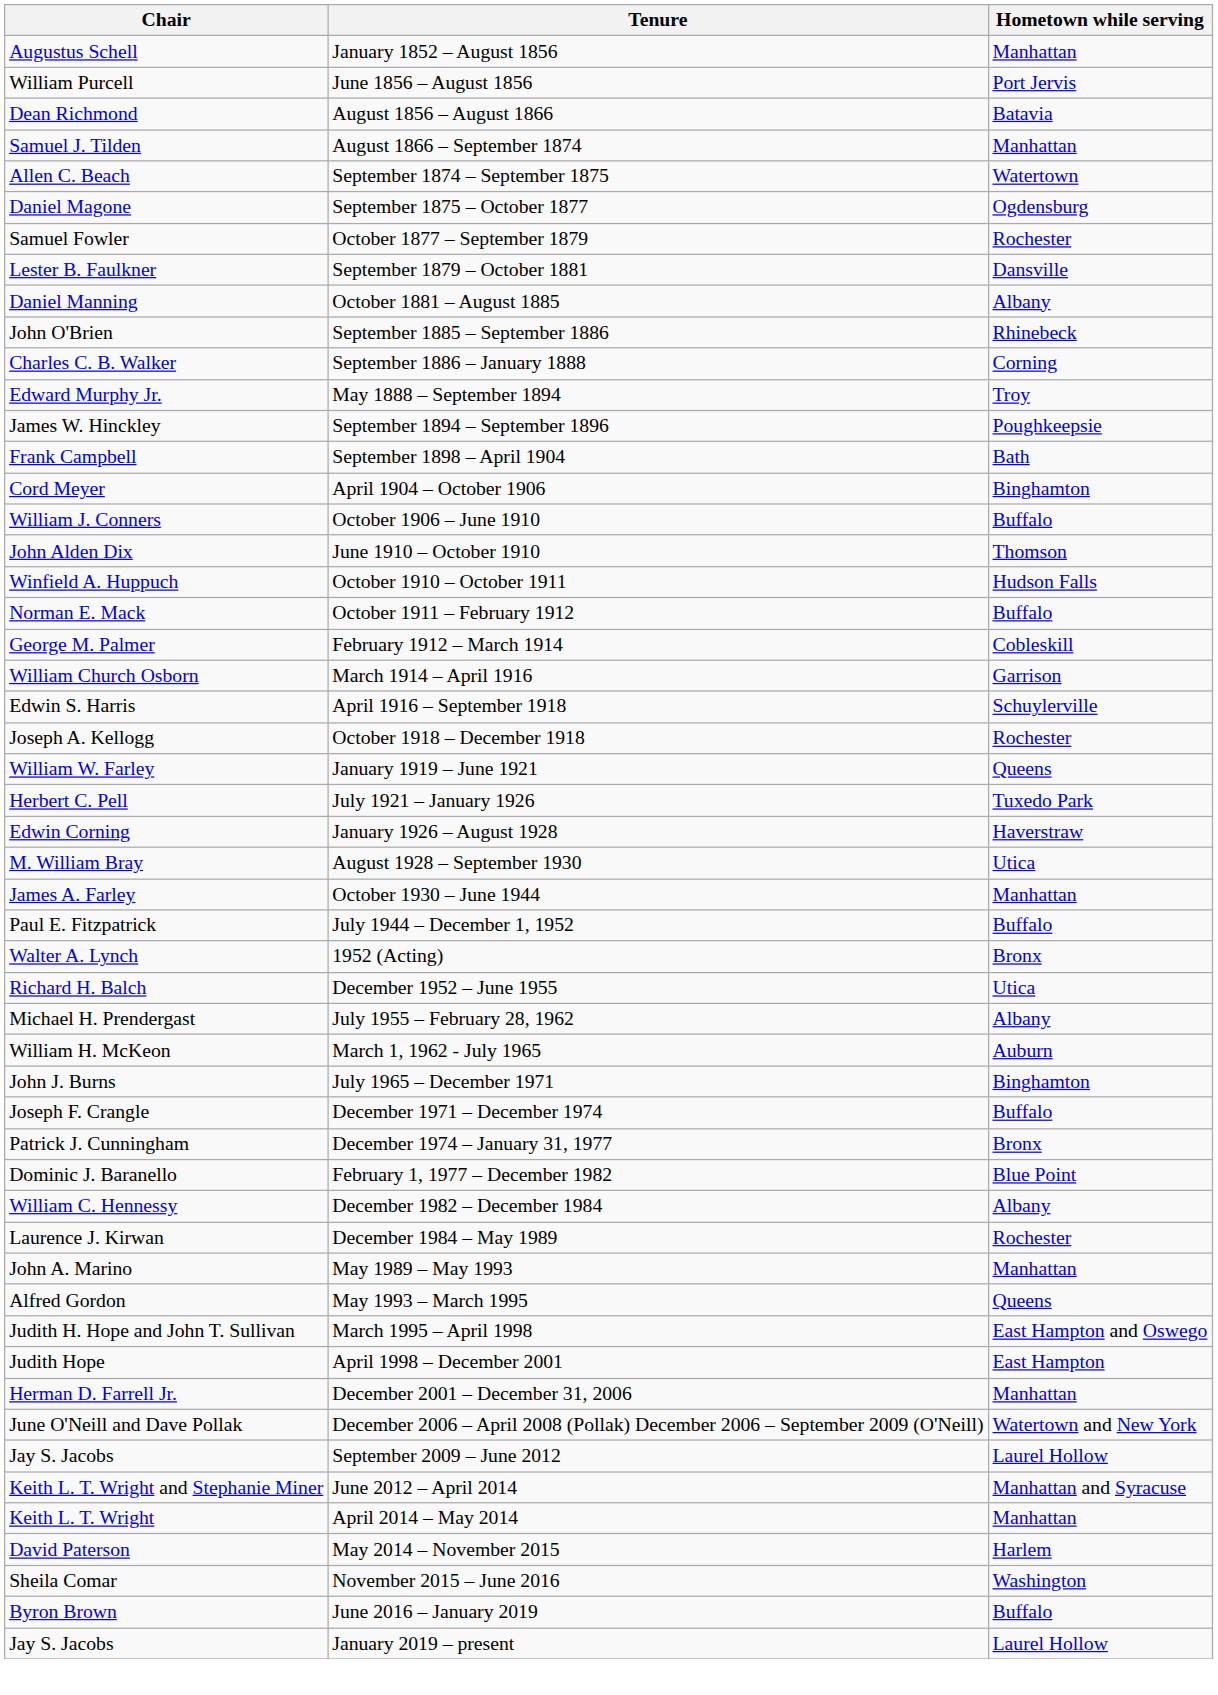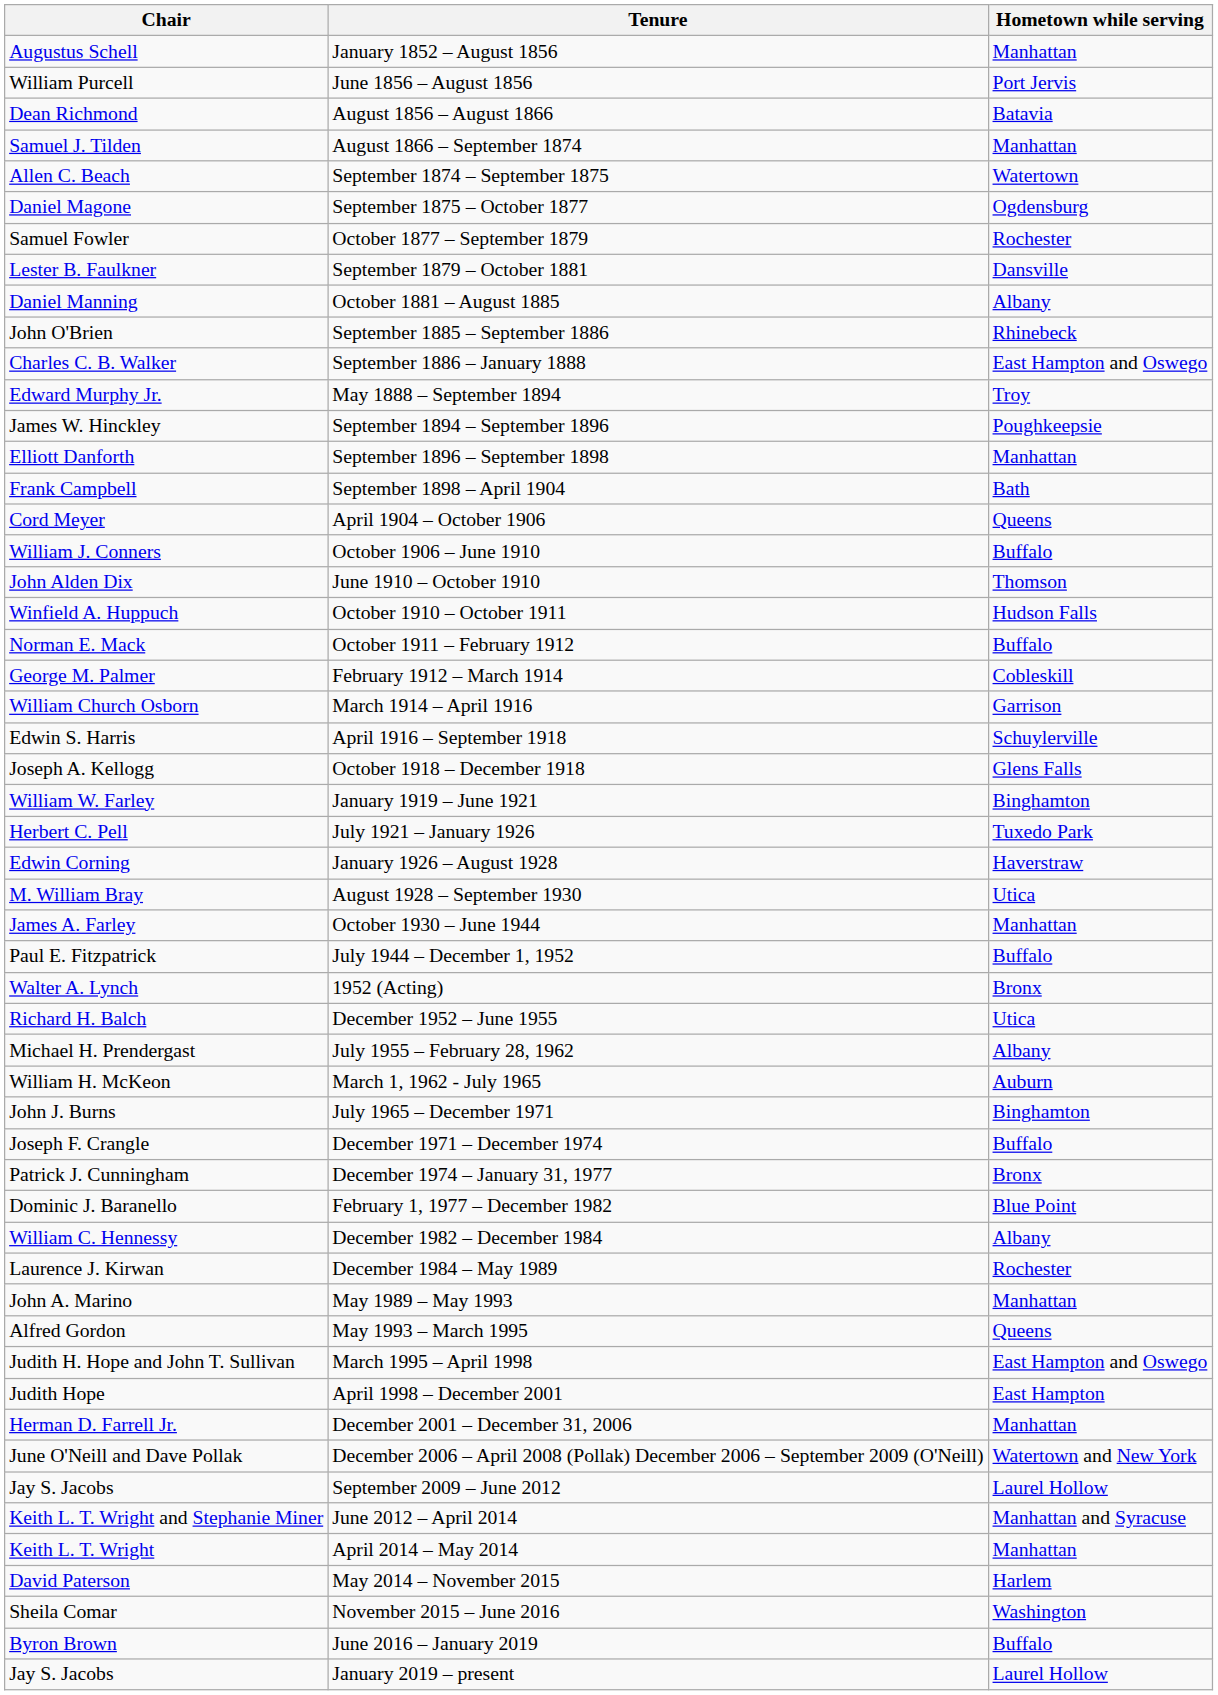(1025, 363) Corning -> (1100, 363) East Hampton and Oswego
+ row: (471, 457)
(1041, 488) Binghamton -> (1022, 519) Queens
(1032, 737) Rochester -> (1037, 769) Glens Falls
(1022, 769) Queens -> (1041, 800) Binghamton
